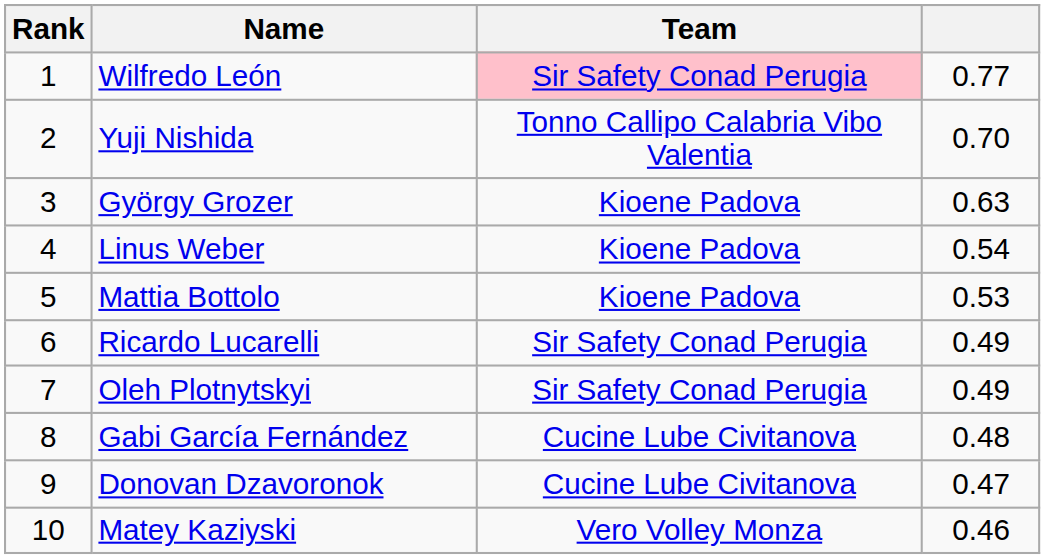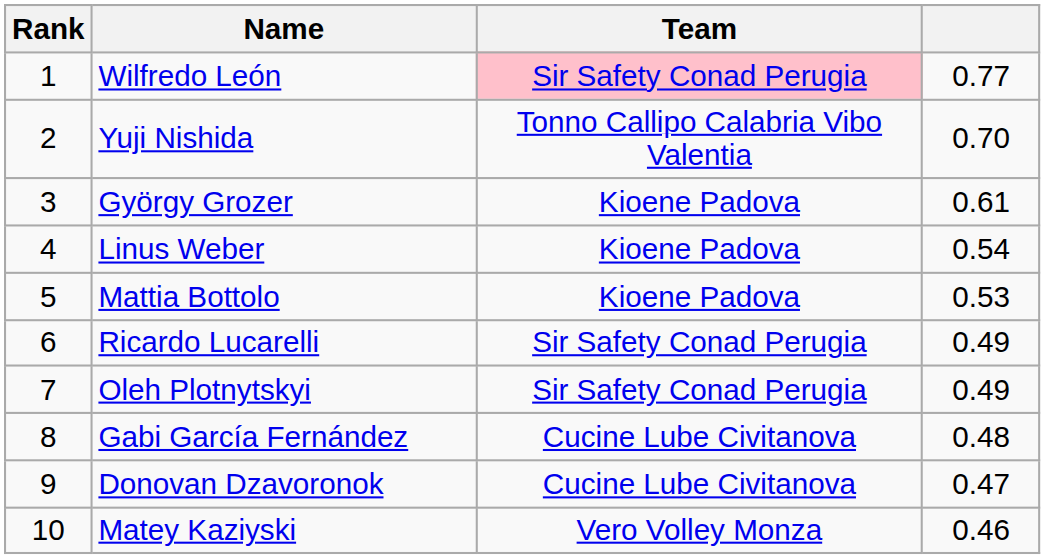(981, 202) 0.63 -> (981, 202) 0.61
